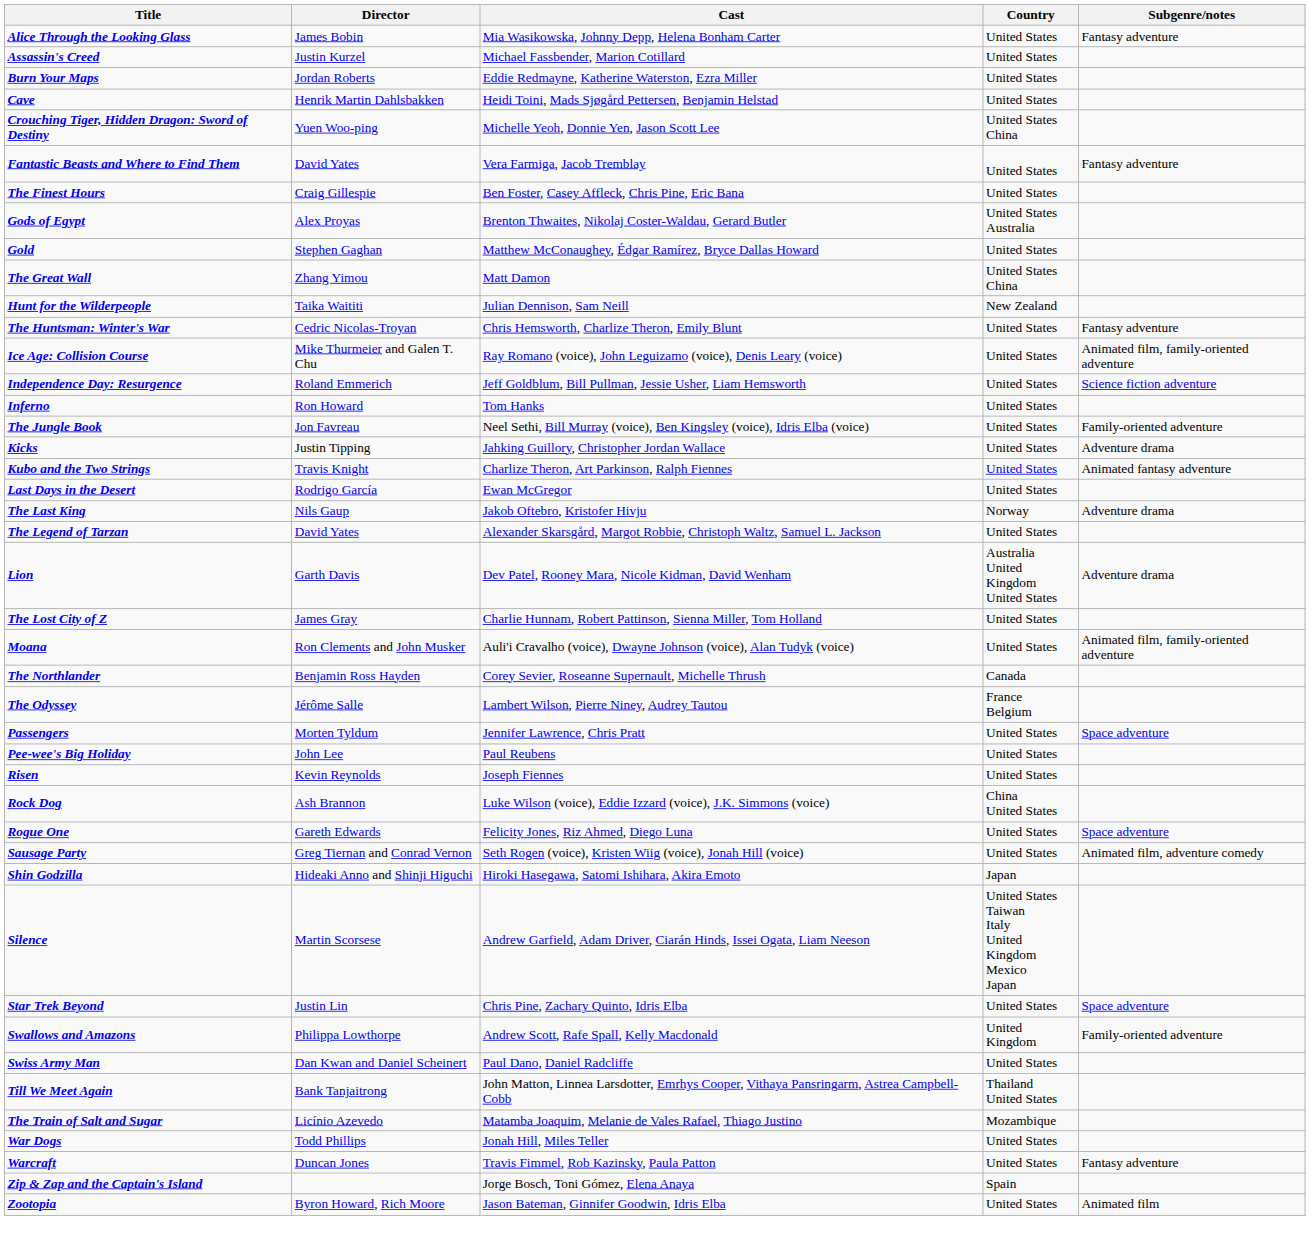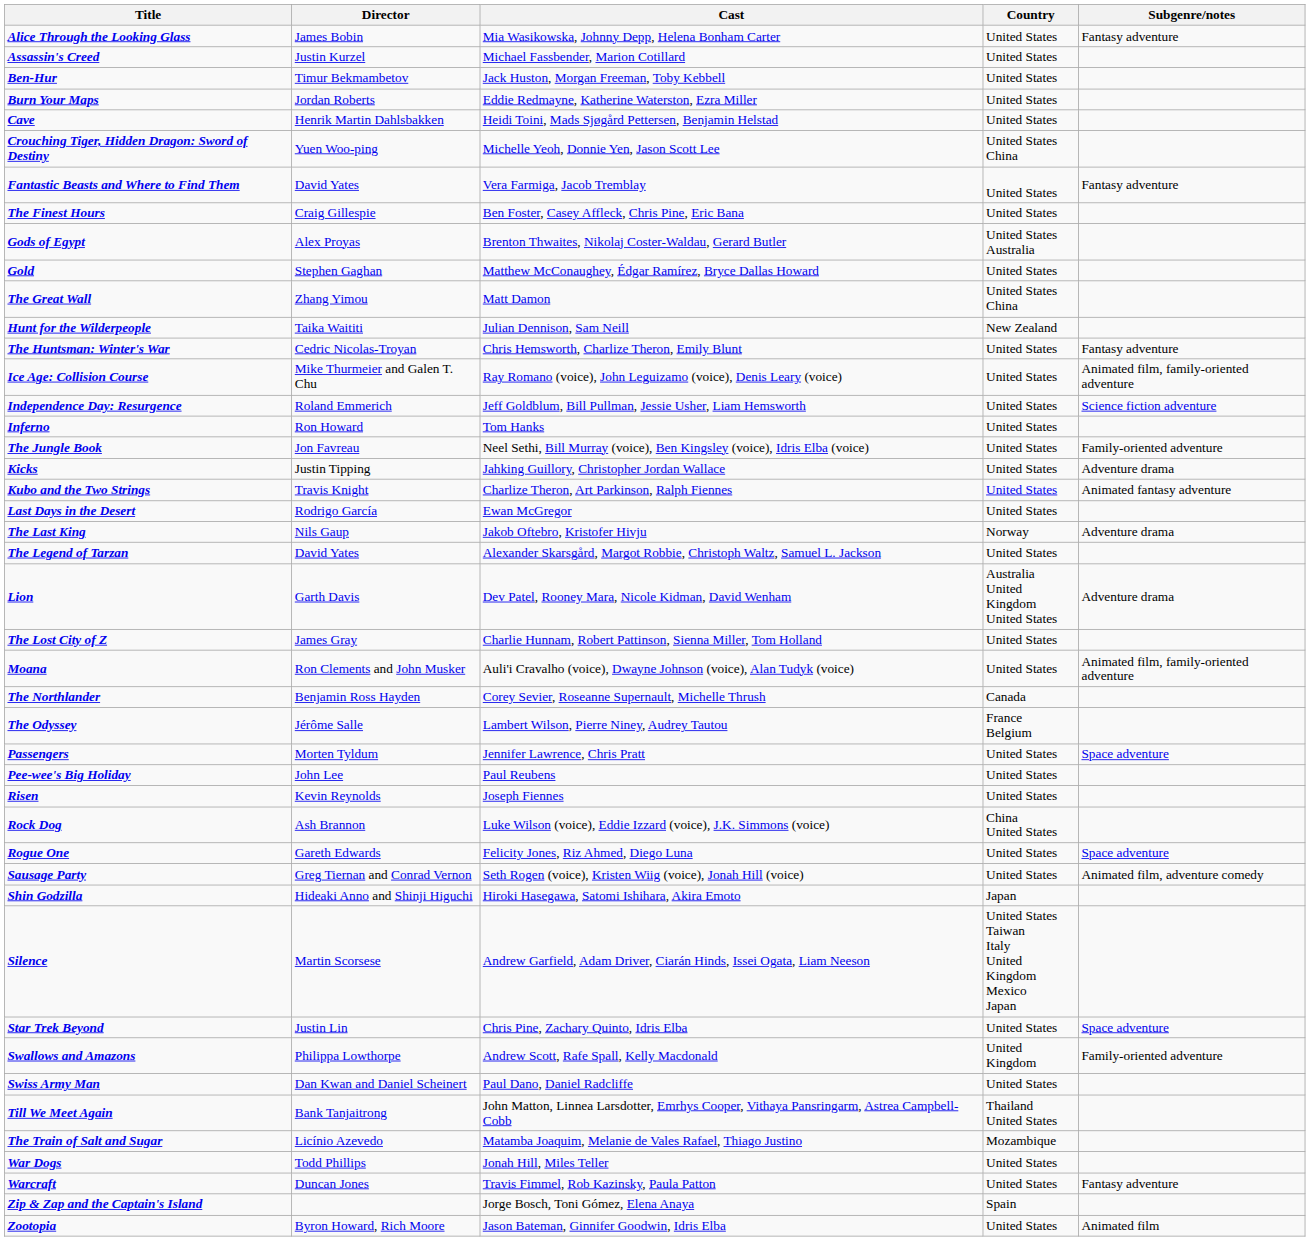+ row: (32, 78)
